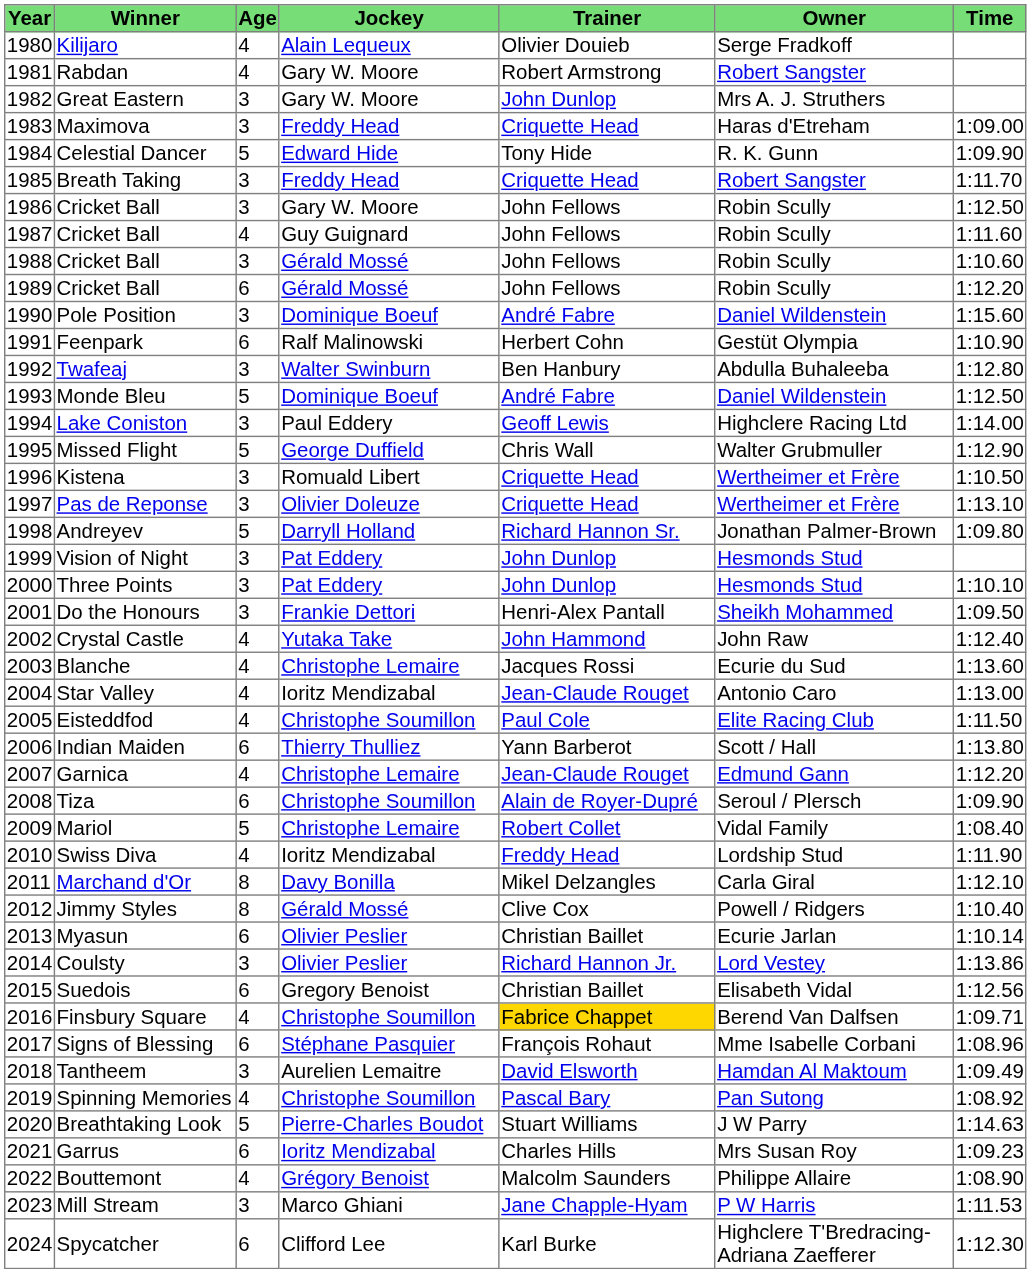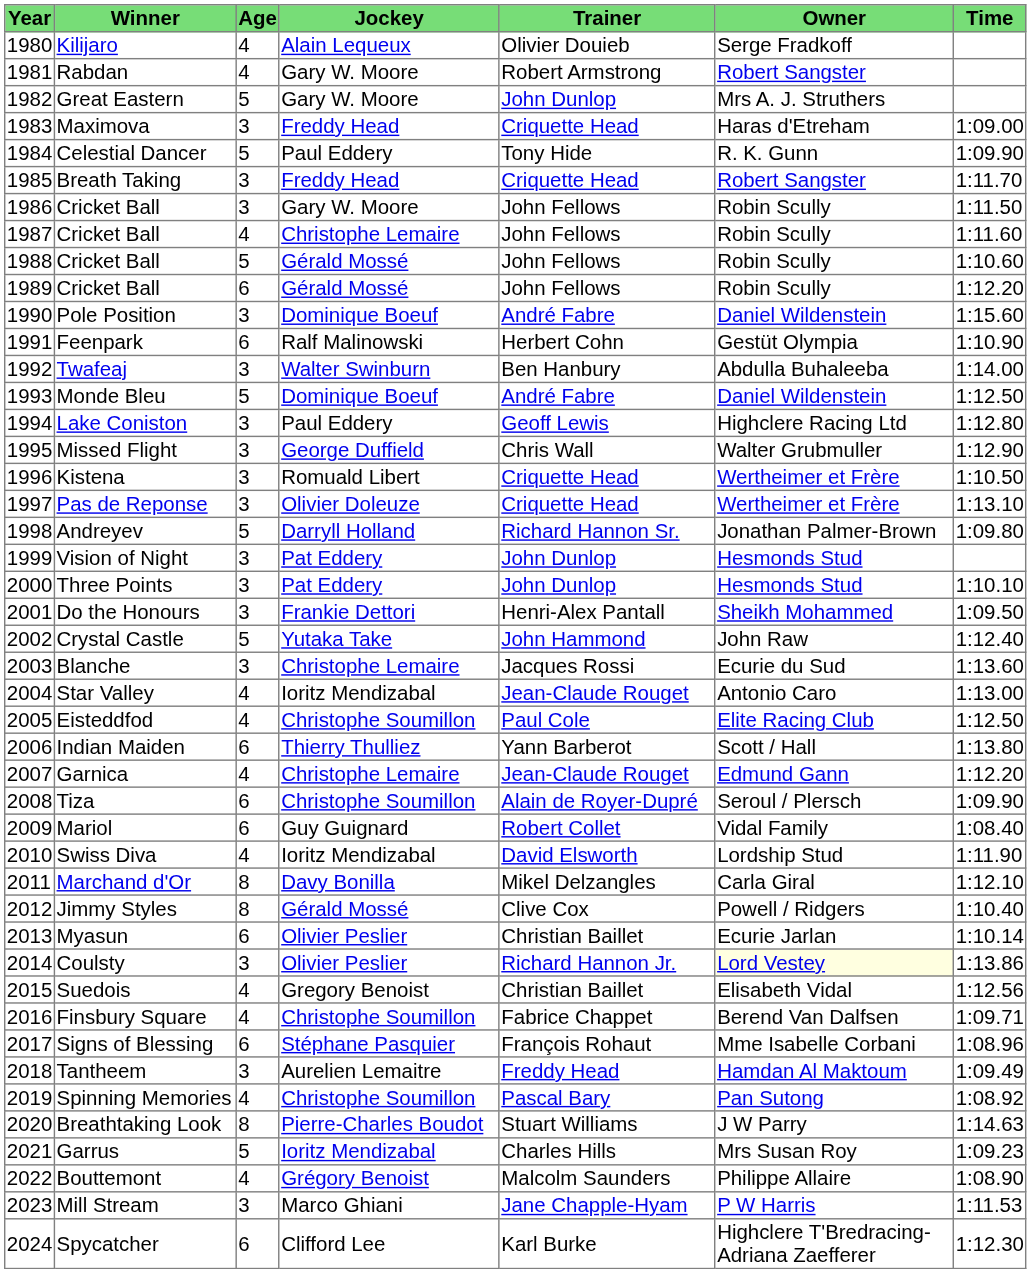(244, 99) 3 -> (244, 99) 5
(340, 153) Edward Hide -> (337, 153) Paul Eddery
(990, 207) 1:12.50 -> (989, 207) 1:11.50
(345, 234) Guy Guignard -> (370, 234) Christophe Lemaire
(244, 261) 3 -> (244, 261) 5
(990, 369) 1:12.80 -> (990, 369) 1:14.00
(990, 423) 1:14.00 -> (990, 423) 1:12.80
(244, 450) 5 -> (244, 450) 3
(244, 639) 4 -> (244, 639) 5
(244, 666) 4 -> (244, 666) 3
(989, 720) 1:11.50 -> (990, 720) 1:12.50
(244, 828) 5 -> (244, 828) 6
(370, 828) Christophe Lemaire -> (345, 828) Guy Guignard
(560, 855) Freddy Head -> (569, 855) David Elsworth
(771, 962) no background -> (771, 962) lightyellow background
(244, 989) 6 -> (244, 989) 4
(577, 1016) gold background -> (577, 1016) no background
(569, 1070) David Elsworth -> (560, 1070) Freddy Head
(244, 1124) 5 -> (244, 1124) 8
(244, 1151) 6 -> (244, 1151) 5
